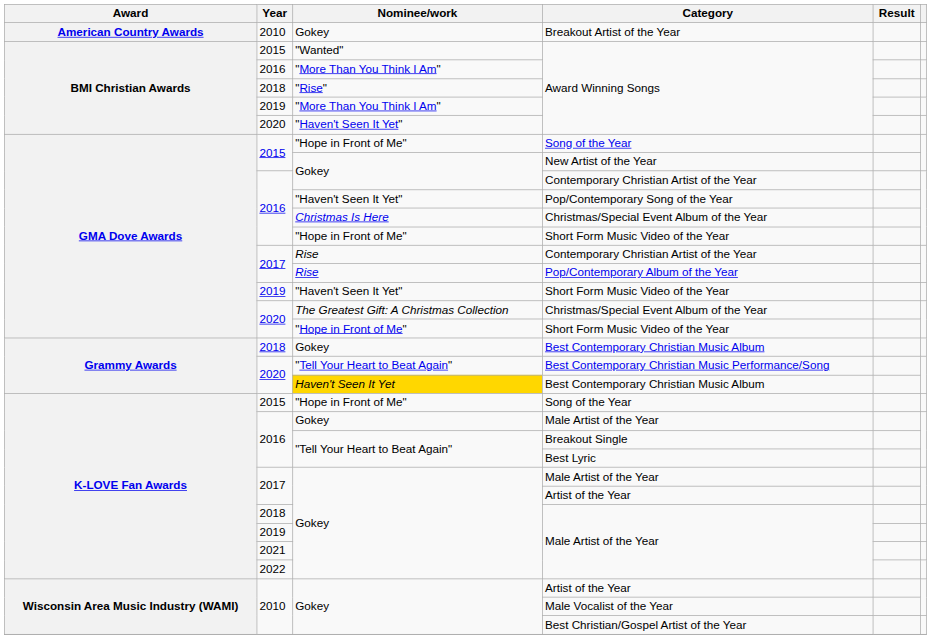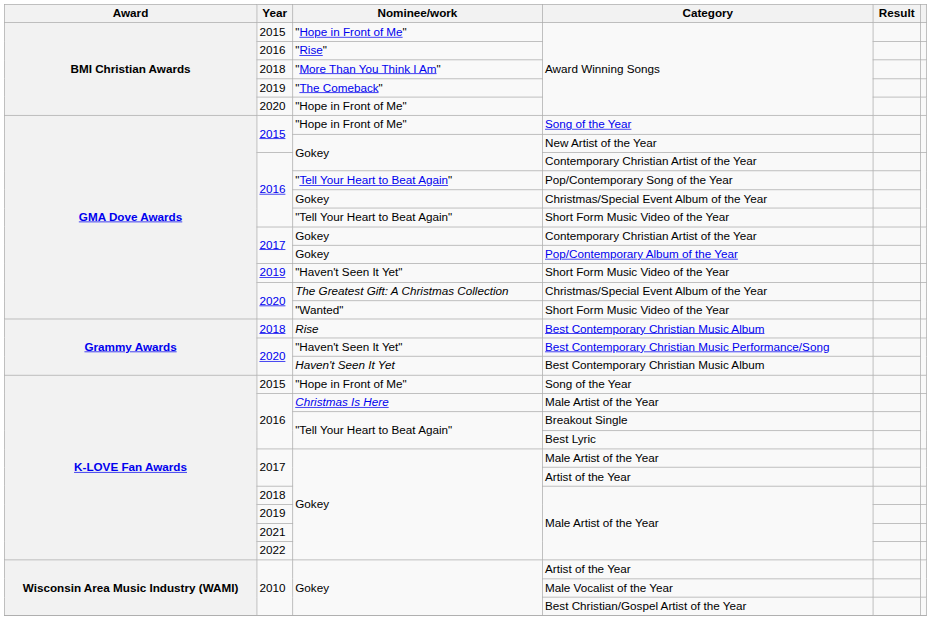- row: (272, 32)
(319, 50) "Wanted" -> (351, 32) "Hope in Front of Me"
(368, 69) "More Than You Think I Am" -> (311, 50) "Rise"
(311, 87) "Rise" -> (368, 69) "More Than You Think I Am"
(368, 106) "More Than You Think I Am" -> (339, 87) "The Comeback"
(349, 124) "Haven't Seen It Yet" -> (351, 106) "Hope in Front of Me"
(349, 198) "Haven't Seen It Yet" -> (374, 180) "Tell Your Heart to Beat Again"
(342, 217) Christmas Is Here -> (312, 198) Gokey
(351, 236) "Hope in Front of Me" -> (374, 217) "Tell Your Heart to Beat Again"
(307, 254) Rise -> (312, 236) Gokey
(307, 273) Rise -> (312, 254) Gokey
(351, 328) "Hope in Front of Me" -> (319, 310) "Wanted"
(312, 347) Gokey -> (307, 328) Rise
(374, 365) "Tell Your Heart to Beat Again" -> (349, 347) "Haven't Seen It Yet"
(345, 384) gold background -> (345, 365) no background
(312, 421) Gokey -> (342, 402) Christmas Is Here
